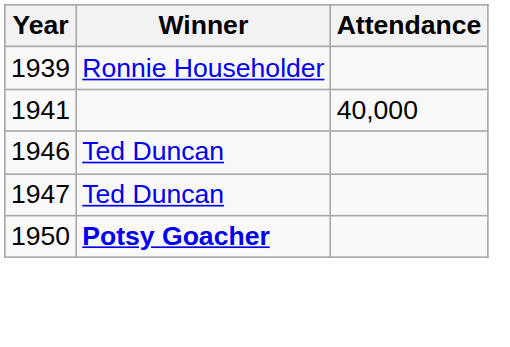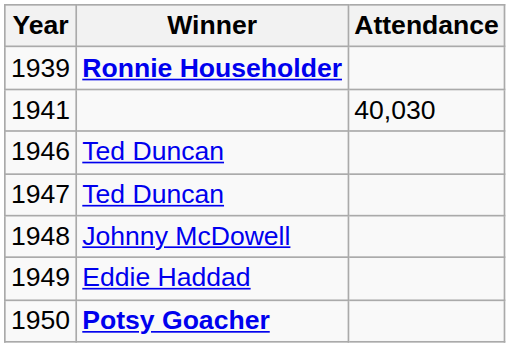(203, 67) normal -> (212, 67) bold
(377, 109) 40,000 -> (395, 109) 40,030
+ row: (40, 236)
+ row: (40, 278)
